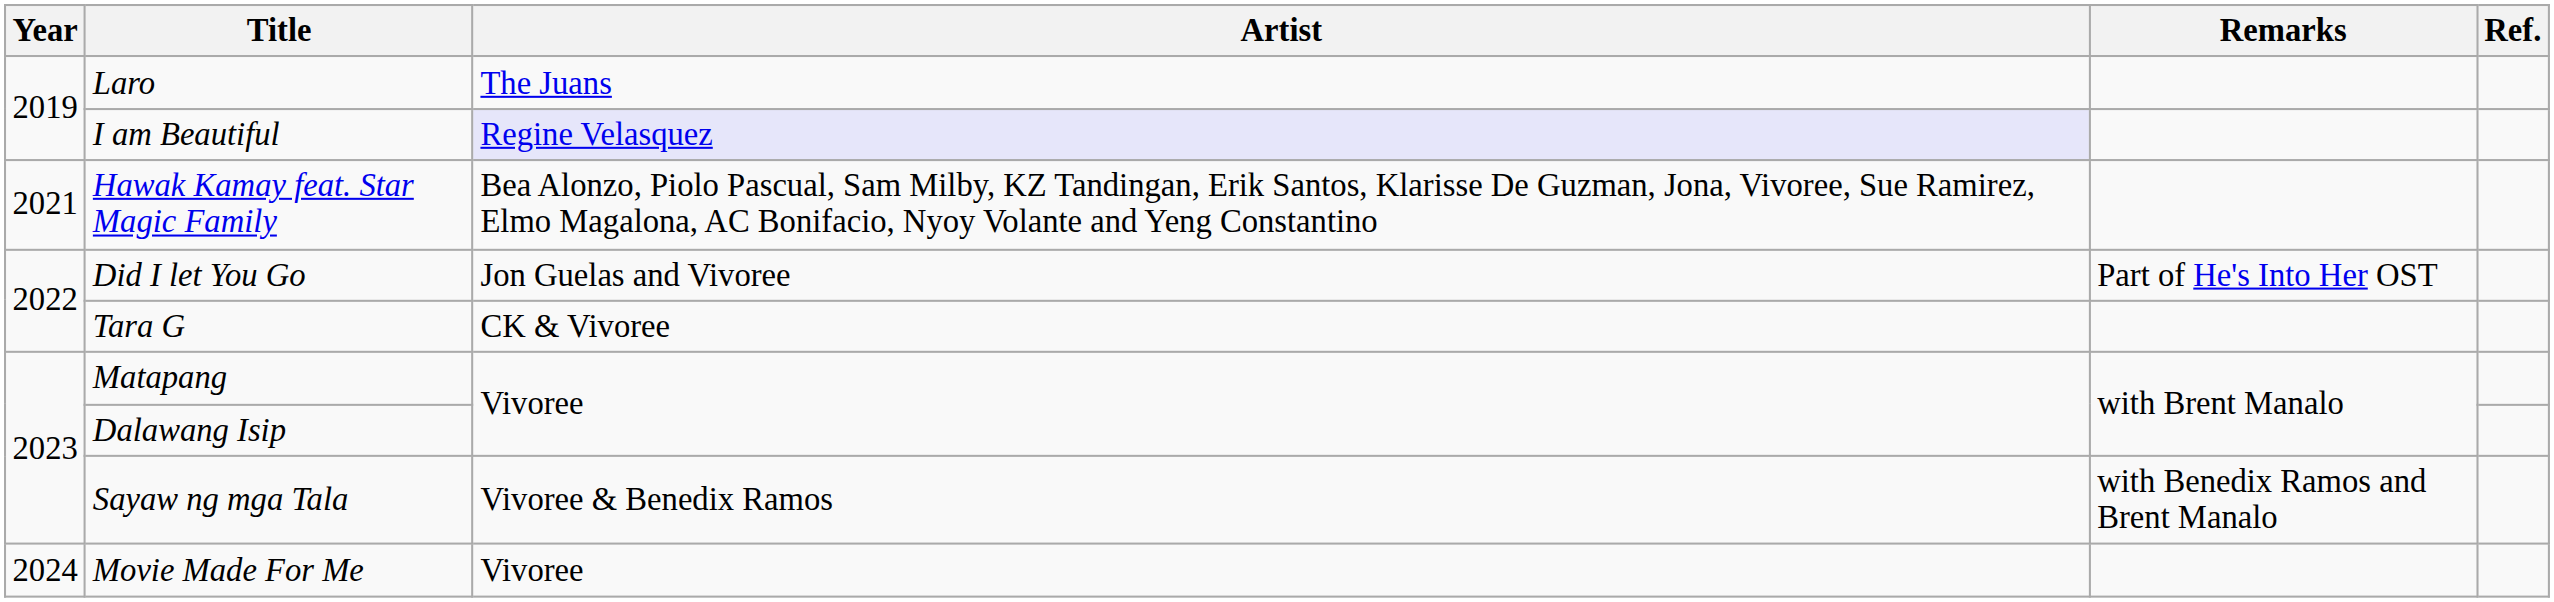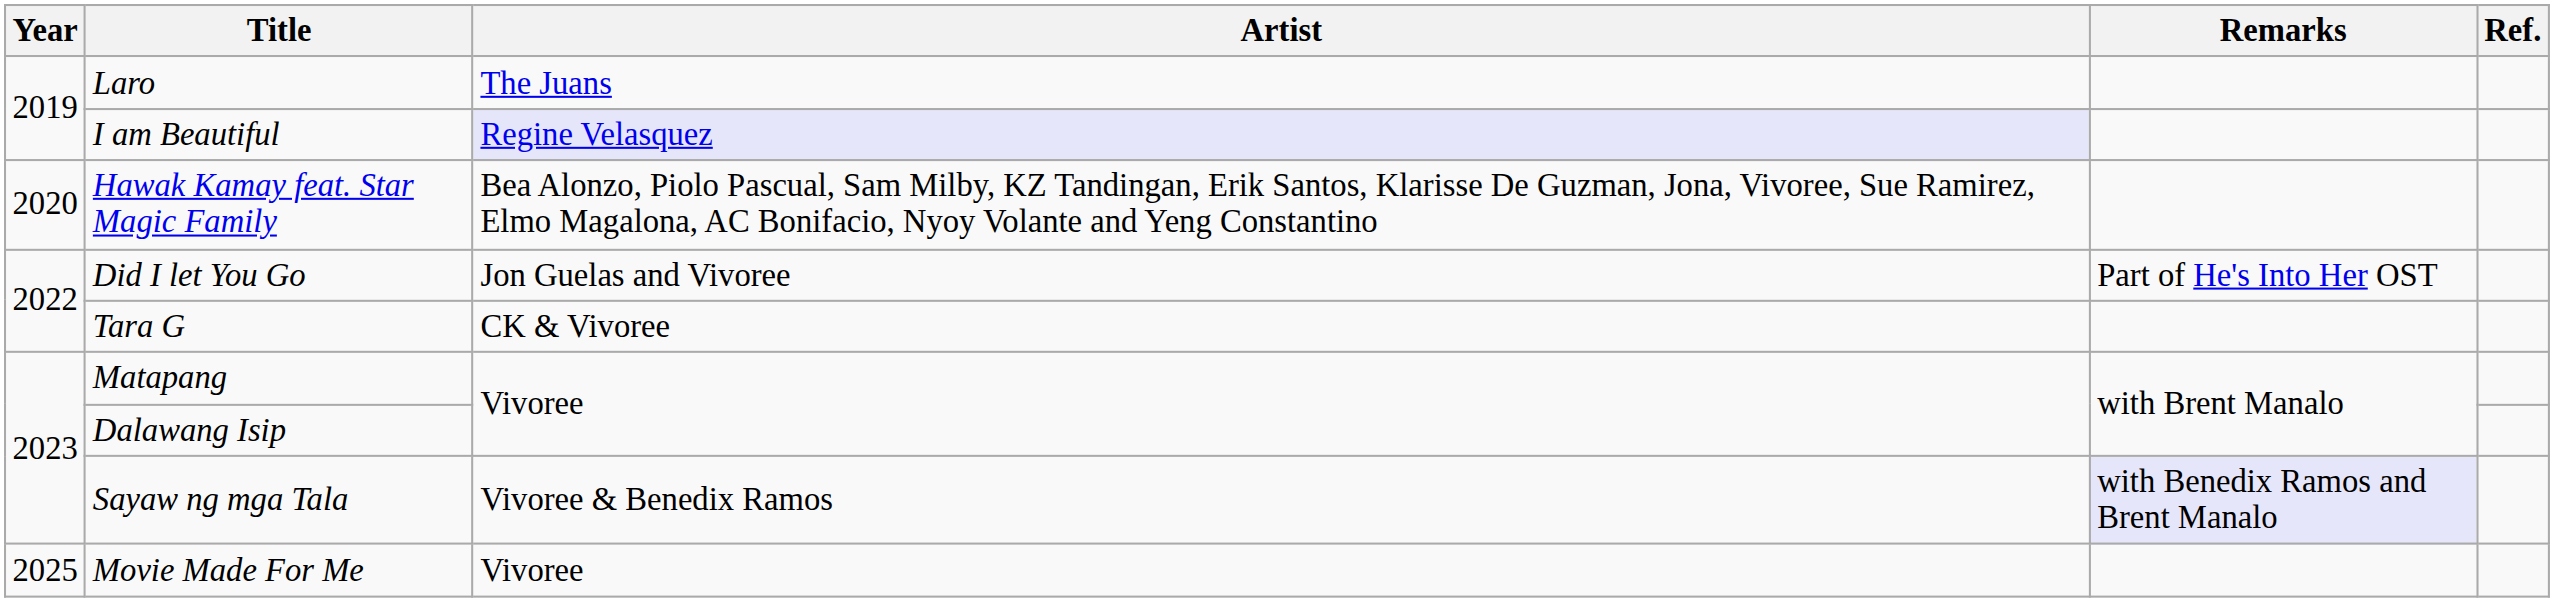(45, 204) 2021 -> (45, 204) 2020
(2262, 499) no background -> (2262, 499) lavender background
(45, 569) 2024 -> (45, 569) 2025
